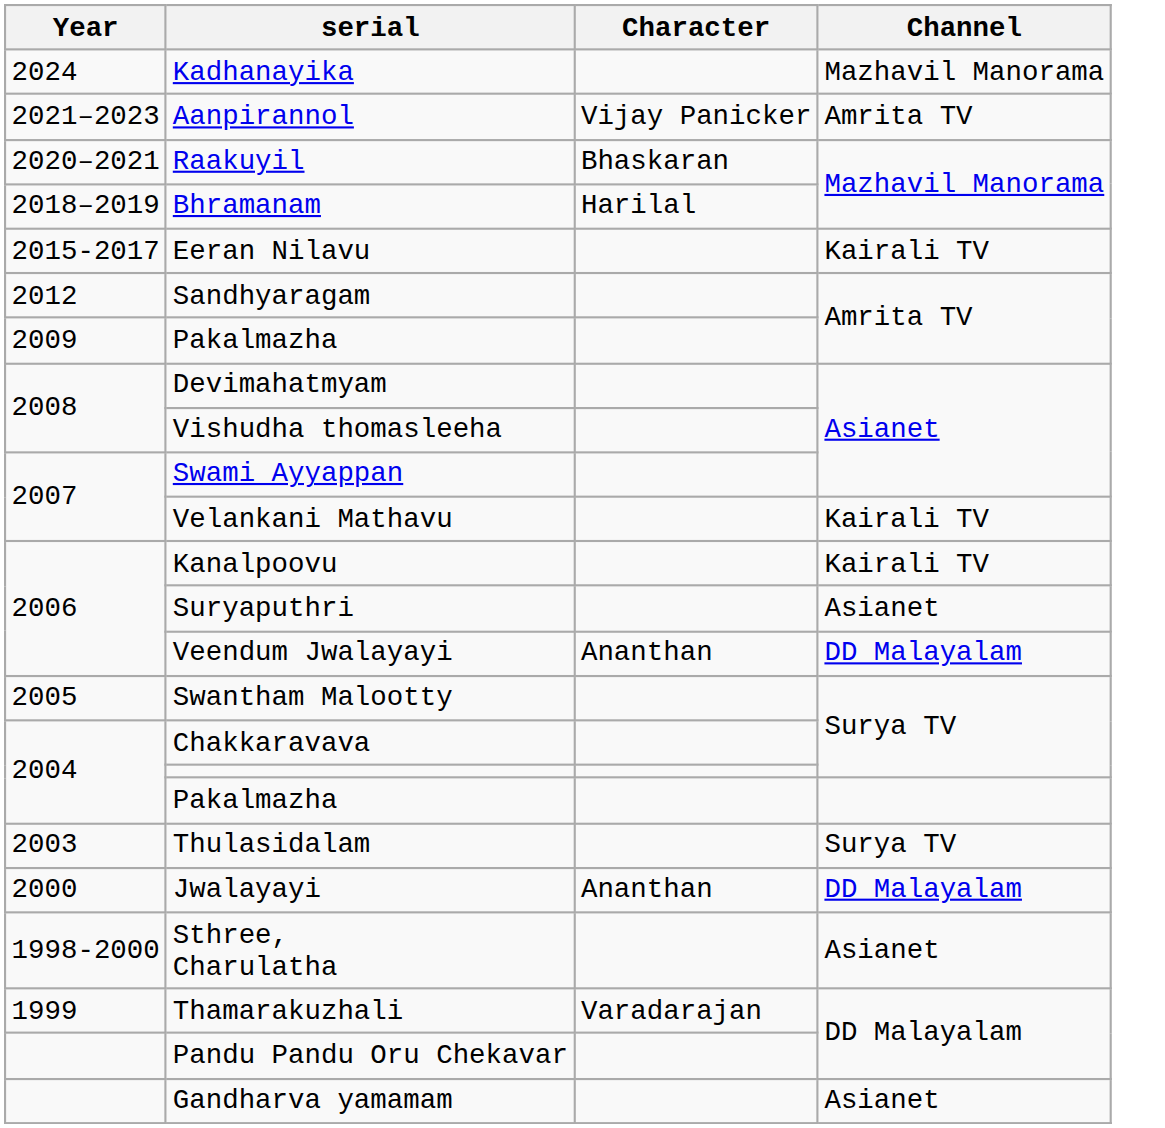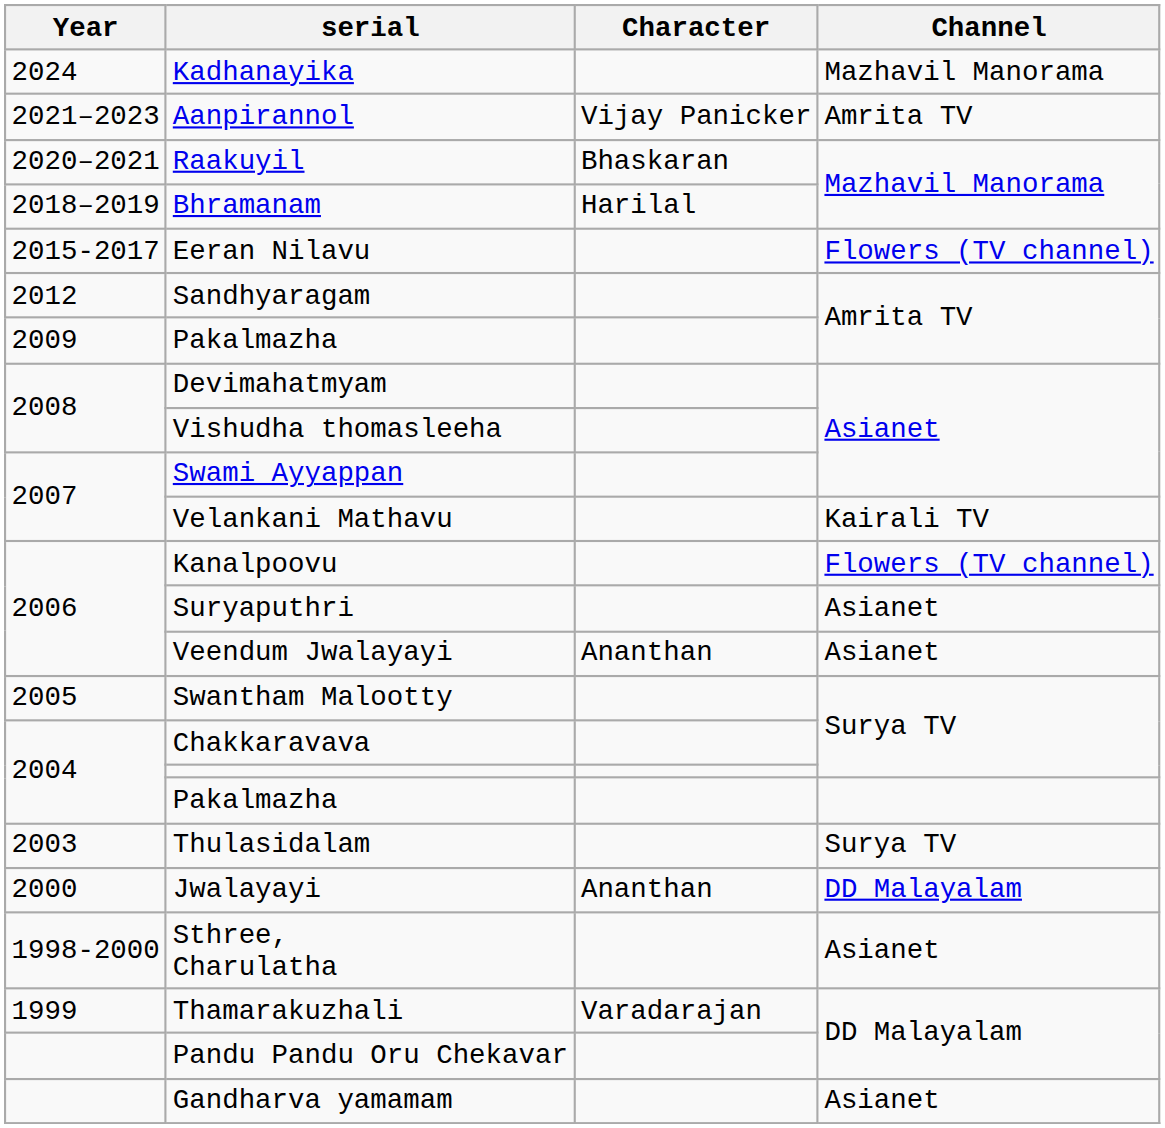(907, 251) Kairali TV -> (989, 251) Flowers (TV channel)
(907, 564) Kairali TV -> (989, 564) Flowers (TV channel)
(923, 653) DD Malayalam -> (882, 653) Asianet
